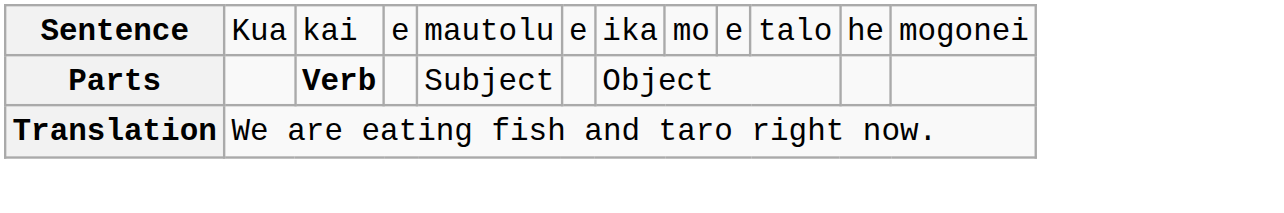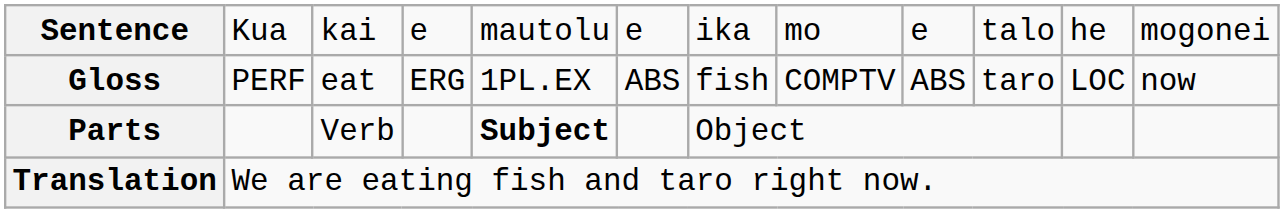+ row: (115, 81)
(339, 81) bold -> (358, 131) normal
(489, 81) normal -> (545, 131) bold
